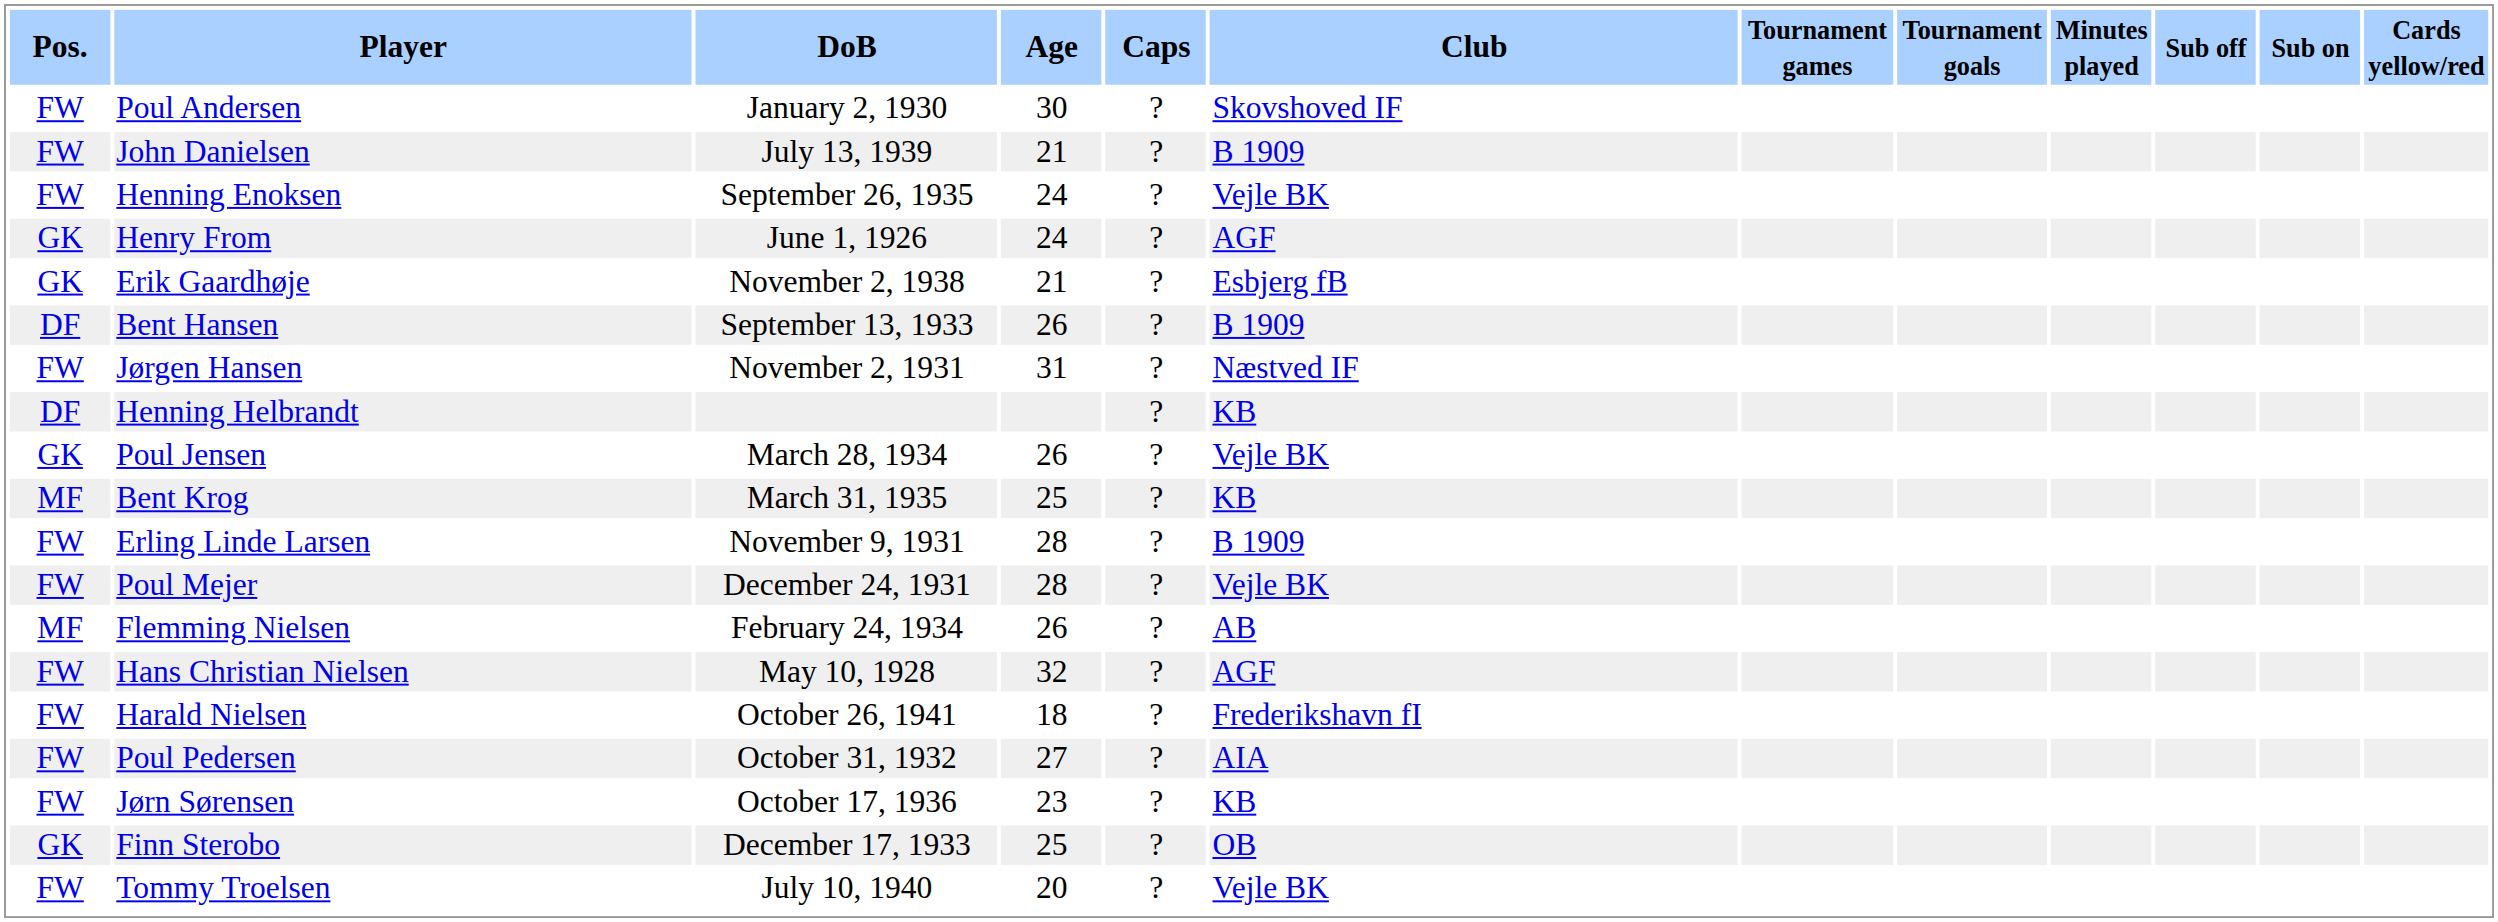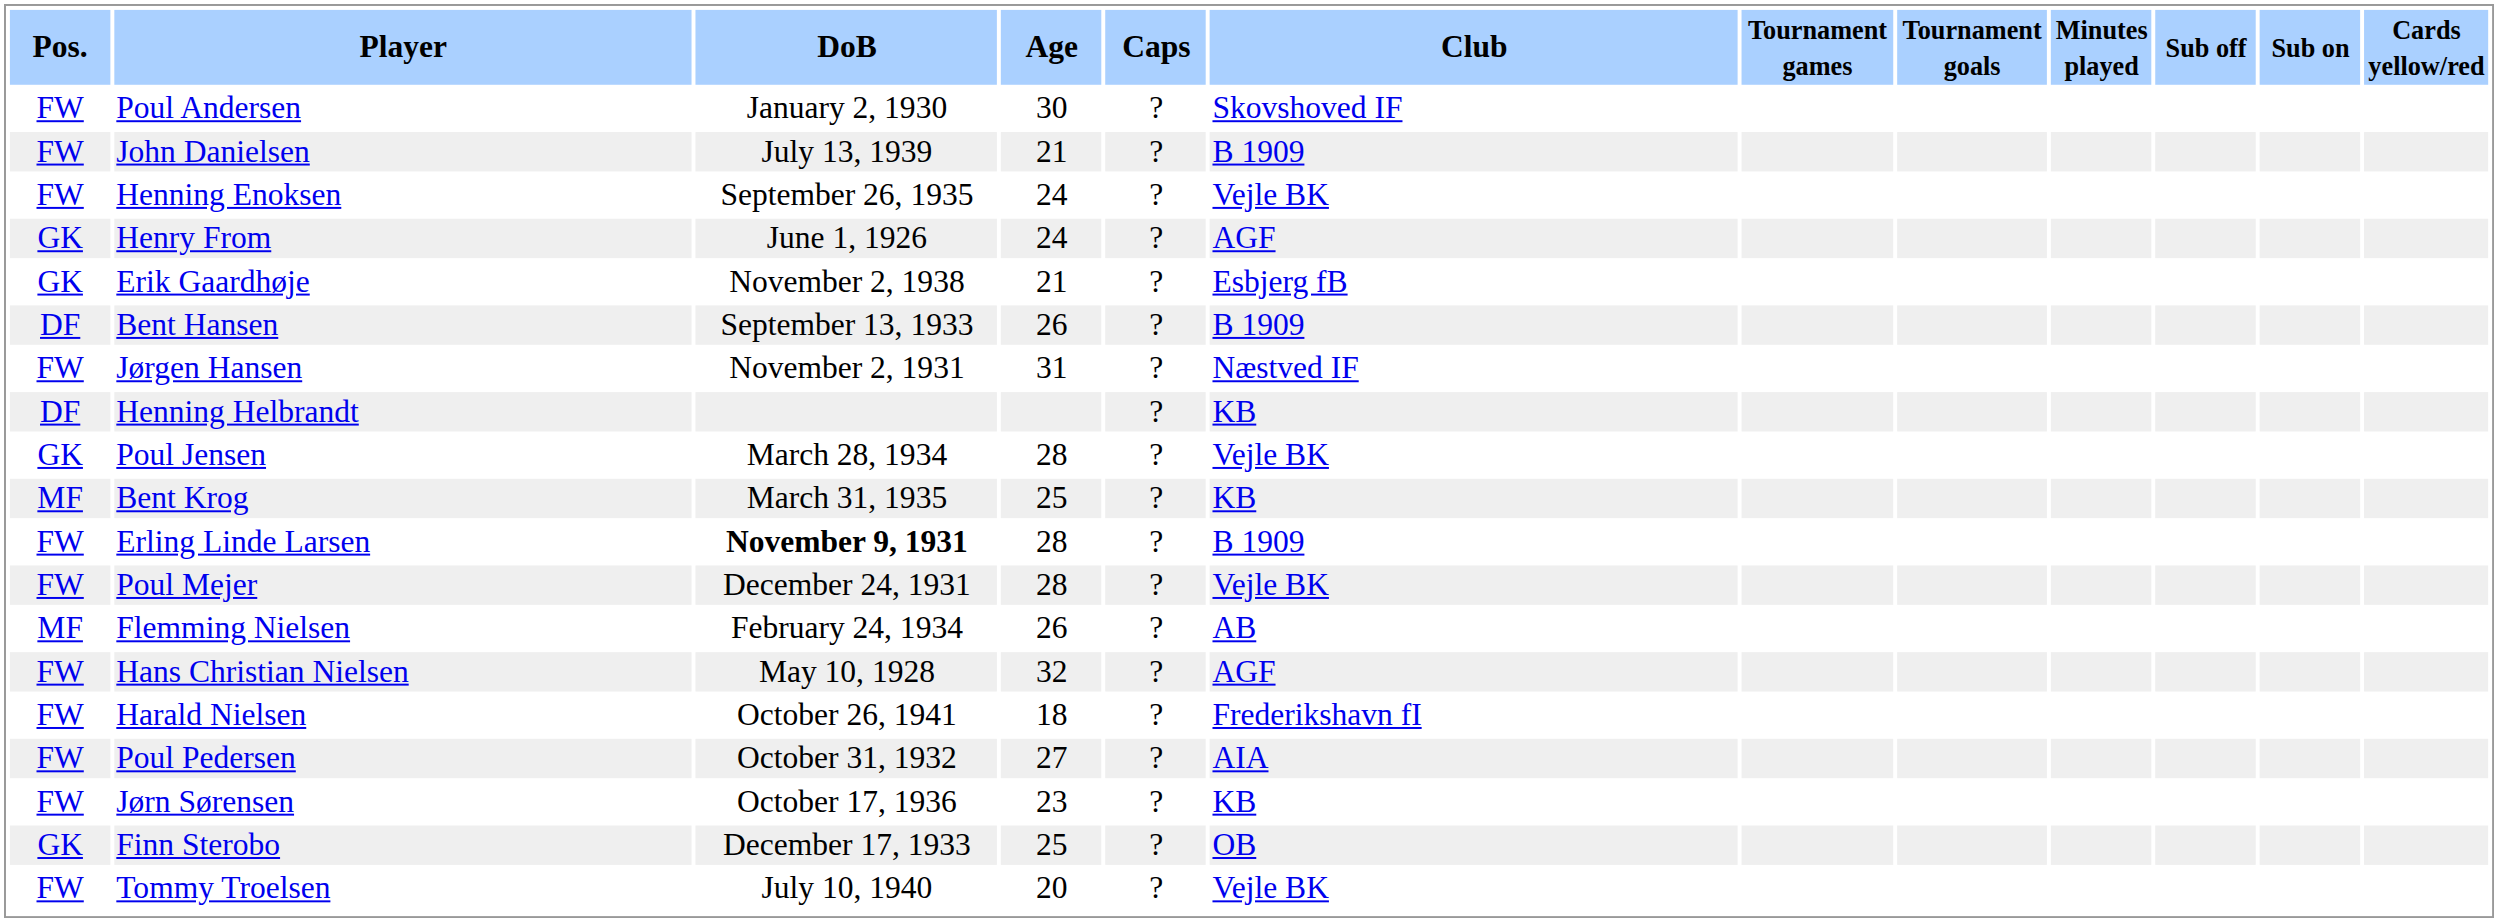(1052, 454) 26 -> (1052, 454) 28
(847, 541) normal -> (847, 541) bold
